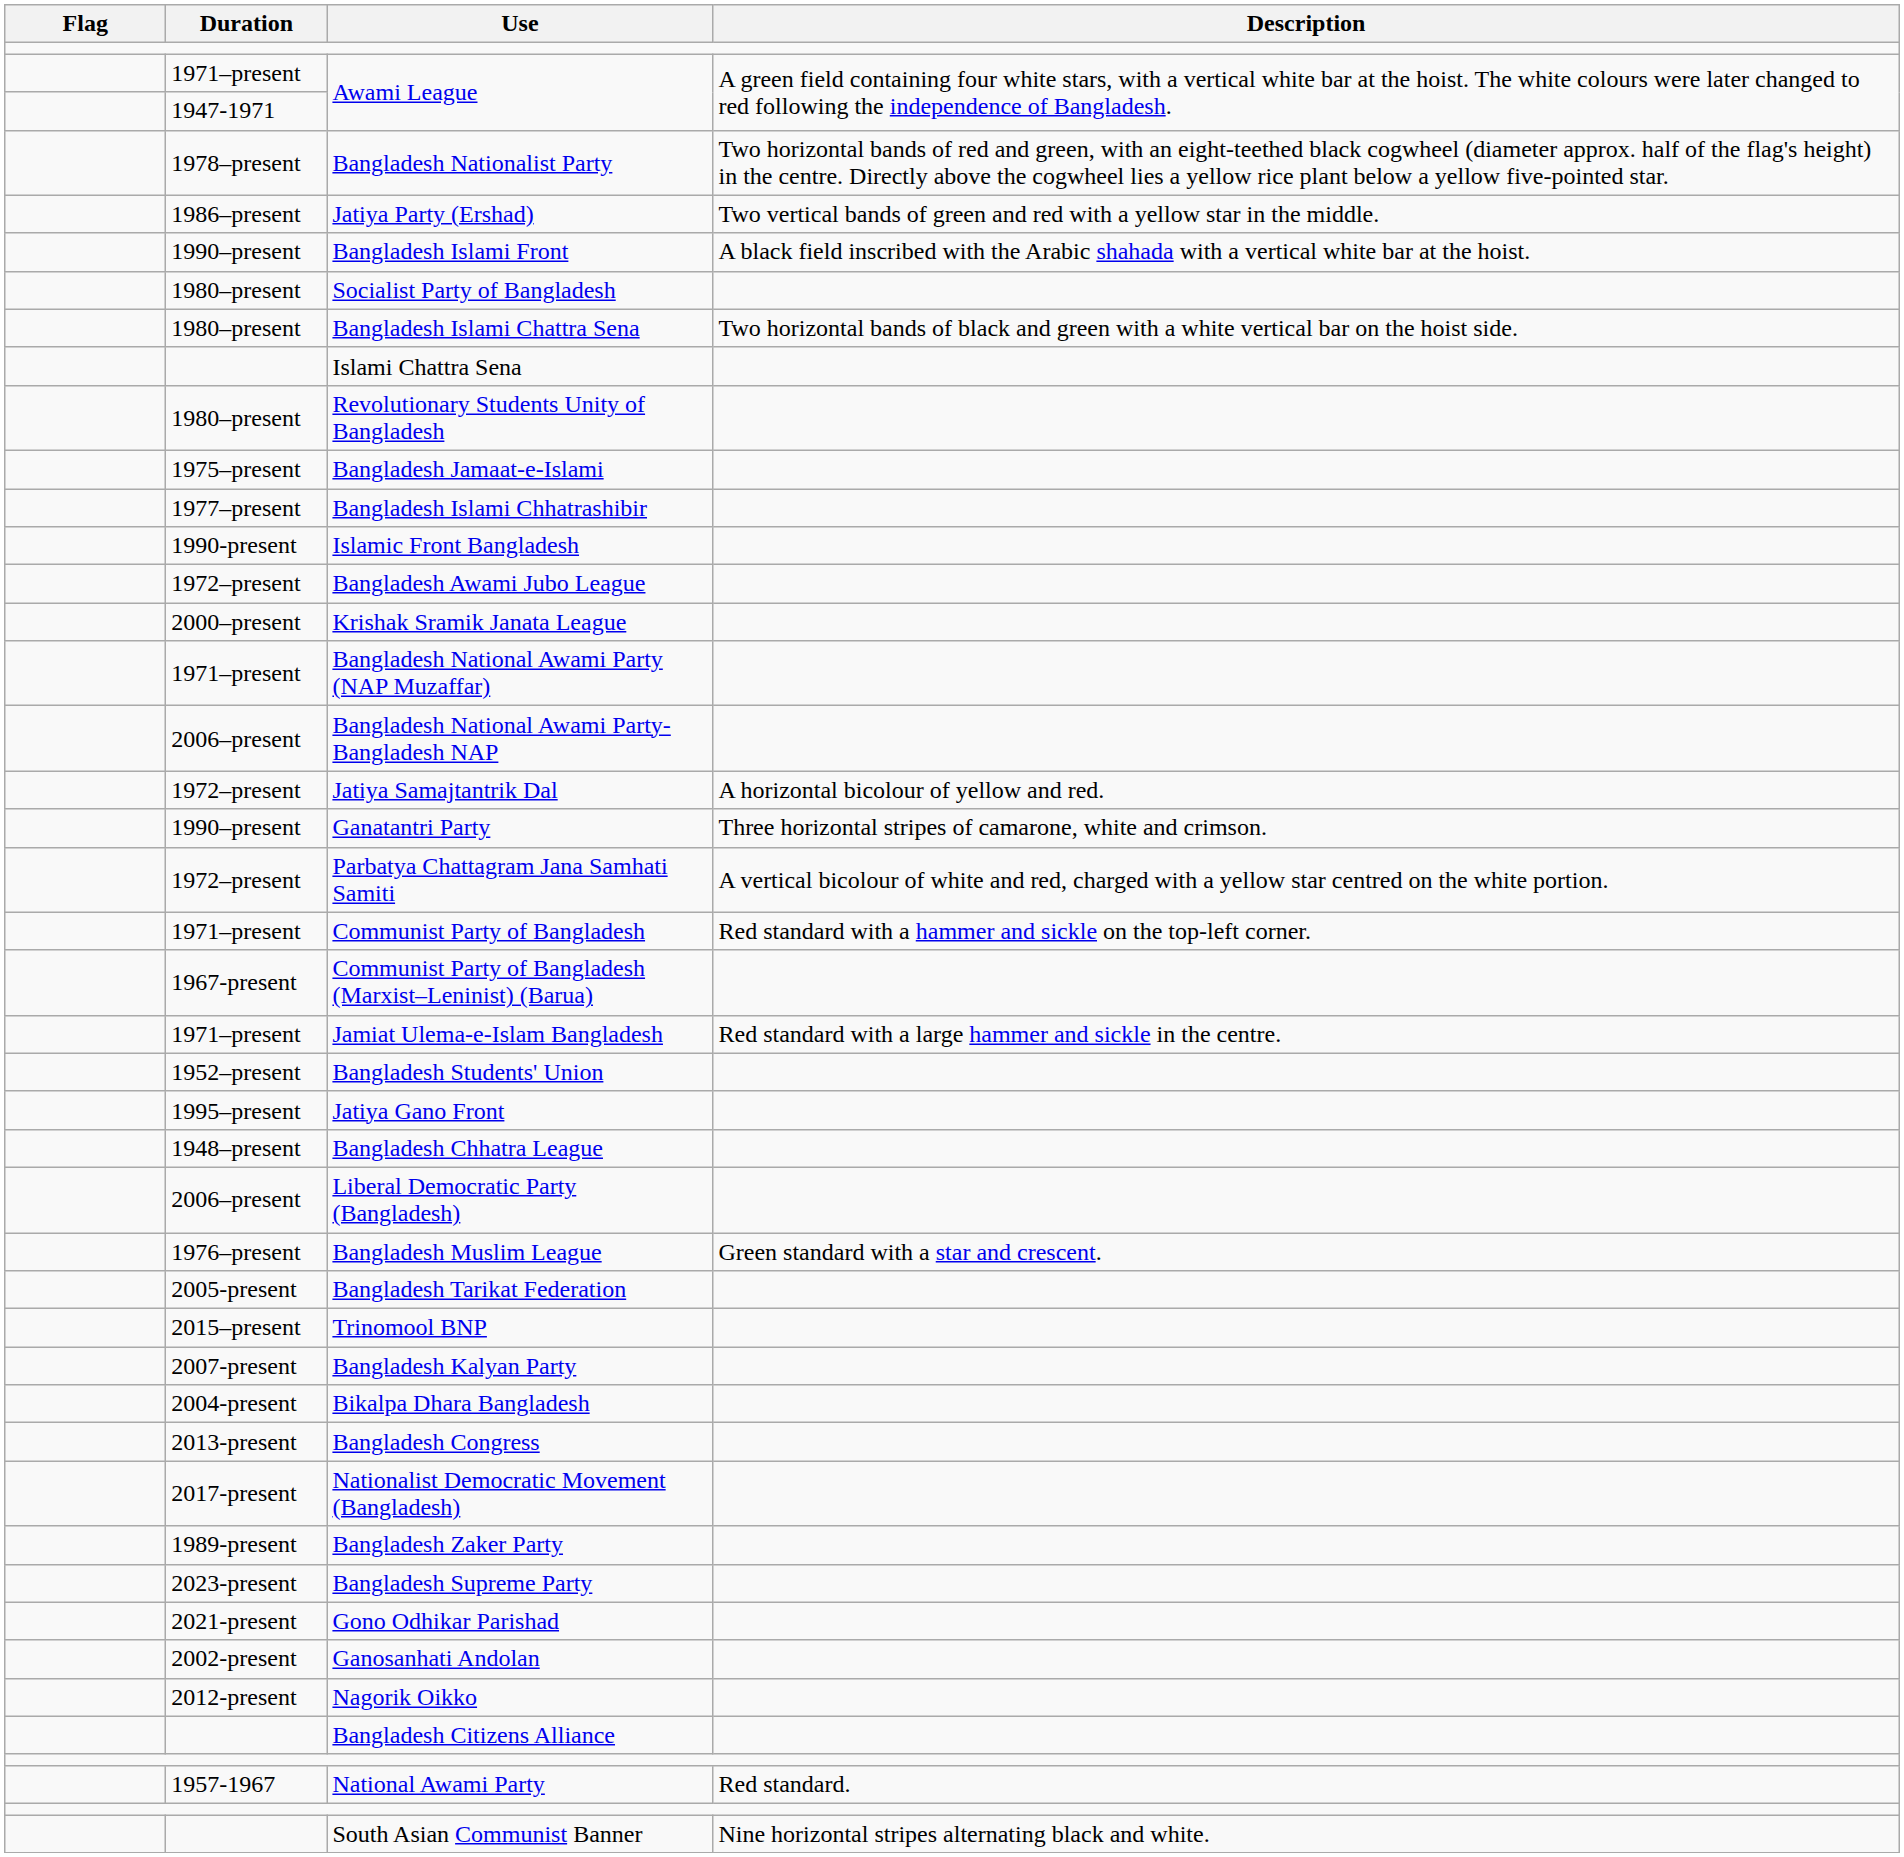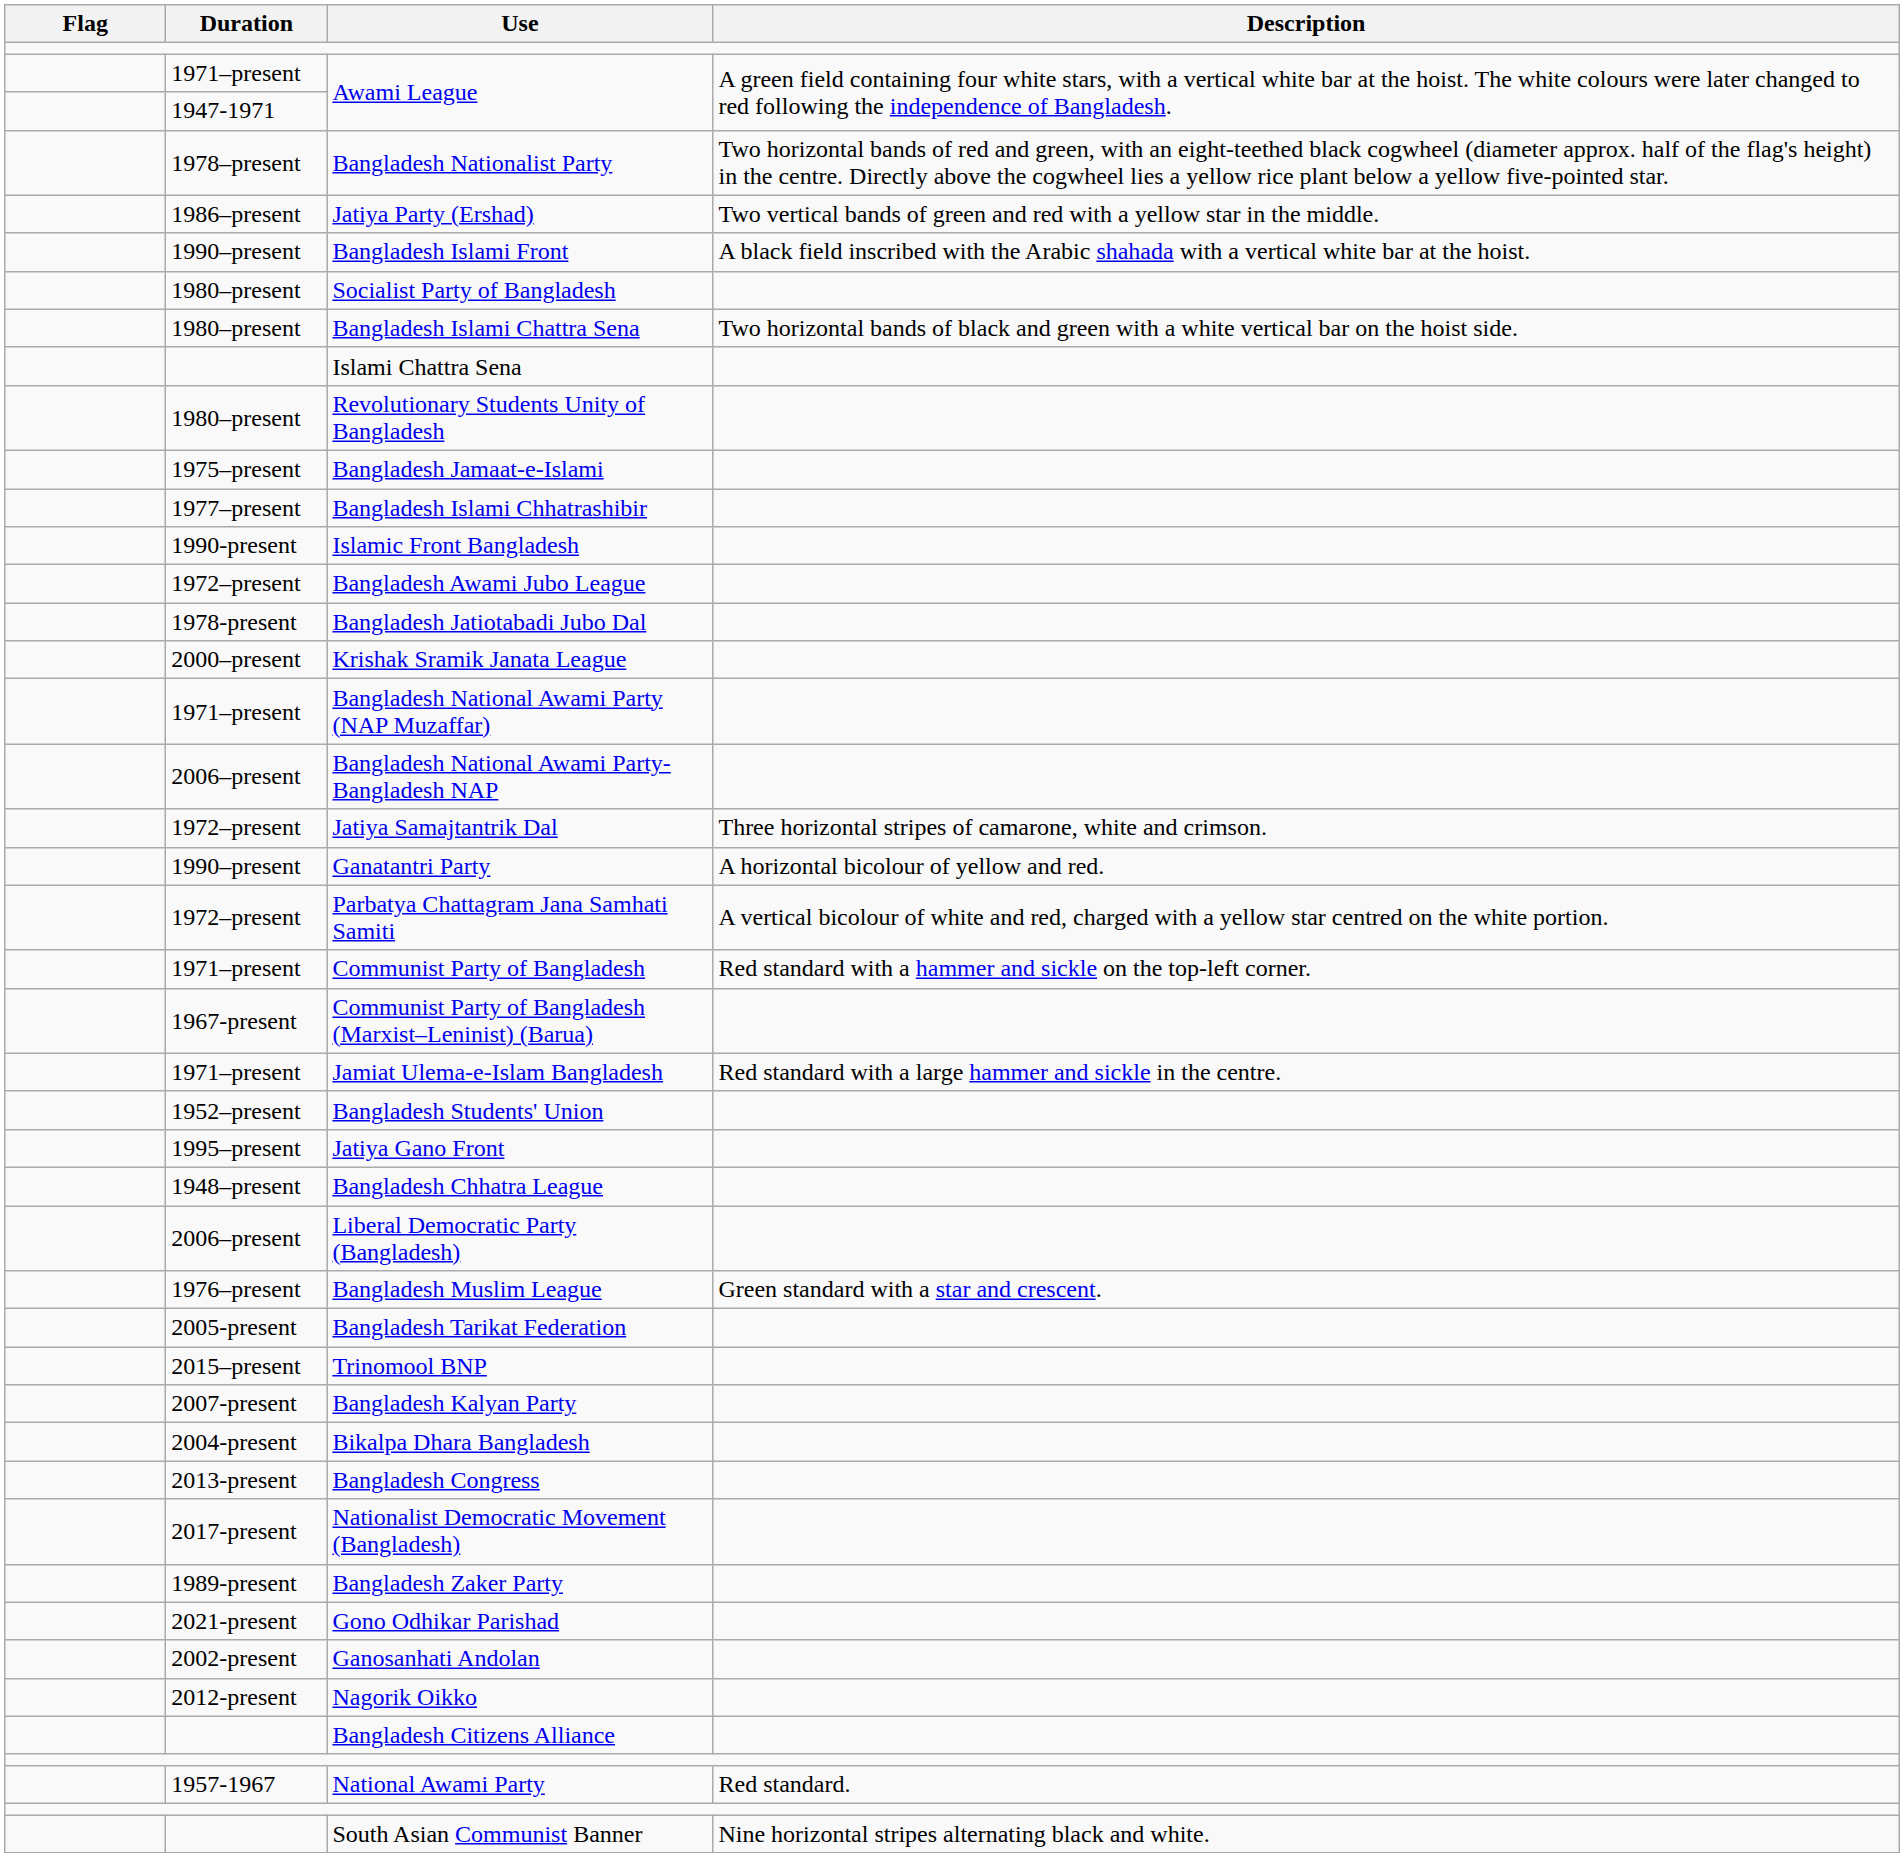+ row: (234, 621)
(911, 789) A horizontal bicolour of yellow and red. -> (993, 827) Three horizontal stripes of camarone, white and crimson.
(993, 827) Three horizontal stripes of camarone, white and crimson. -> (911, 865) A horizontal bicolour of yellow and red.
- row: (234, 1582)
